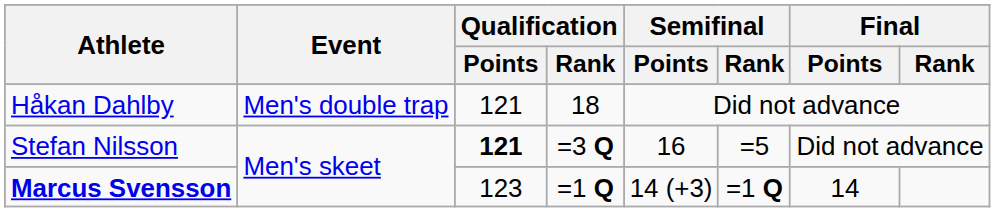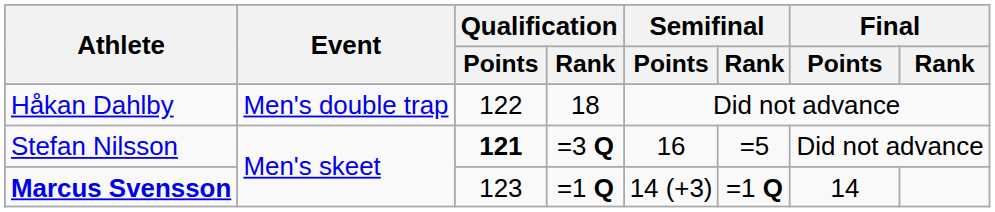(501, 105) 121 -> (501, 105) 122
